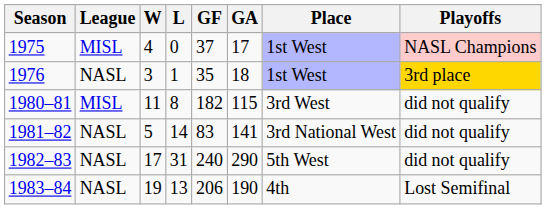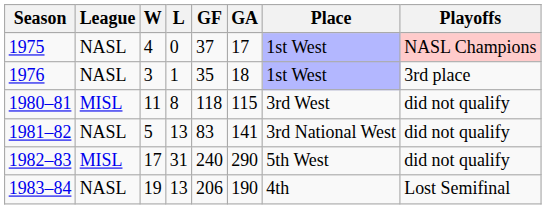(101, 47) MISL -> (103, 47) NASL
(437, 75) gold background -> (437, 75) no background
(209, 103) 182 -> (209, 103) 118
(179, 132) 14 -> (179, 132) 13
(103, 160) NASL -> (101, 160) MISL
